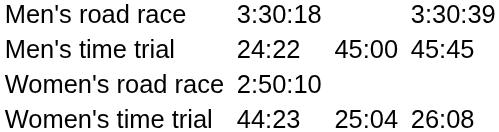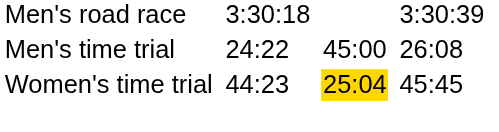(443, 49) 45:45 -> (431, 49) 26:08
- row: (114, 84)
(366, 119) no background -> (355, 84) gold background
(443, 119) 26:08 -> (431, 84) 45:45
